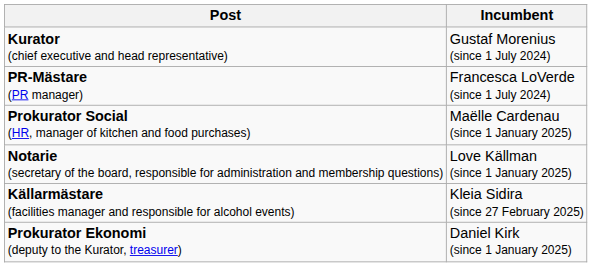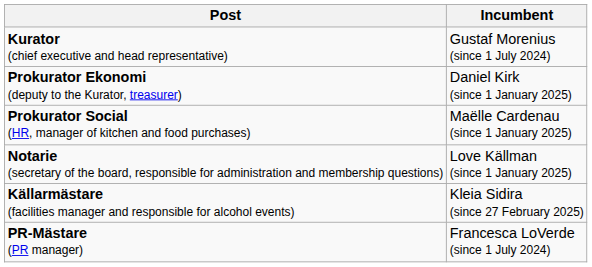rows swapped: (95, 242) <-> (47, 85)
